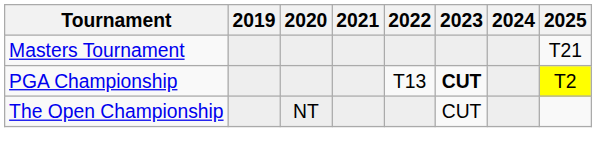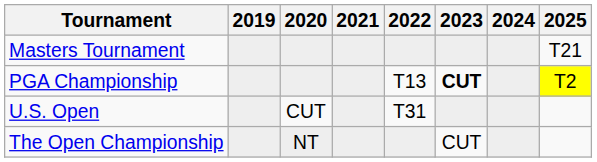+ row: (54, 112)
